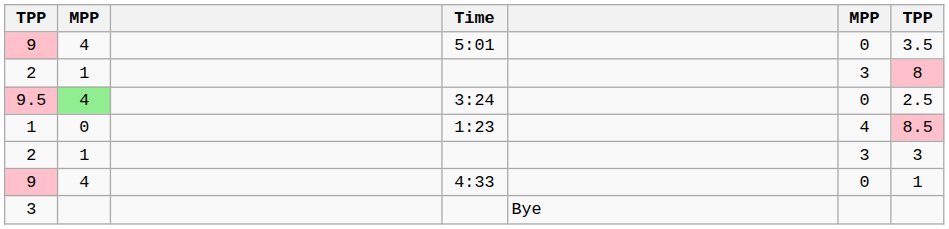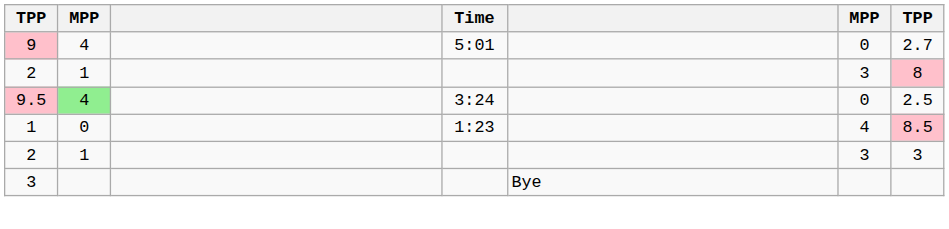(918, 46) 3.5 -> (918, 46) 2.7
- row: (31, 182)
